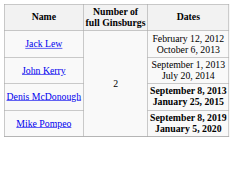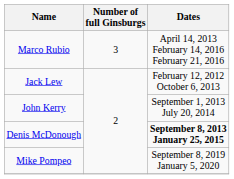+ row: (44, 49)
(188, 123) bold -> (188, 161) normal
